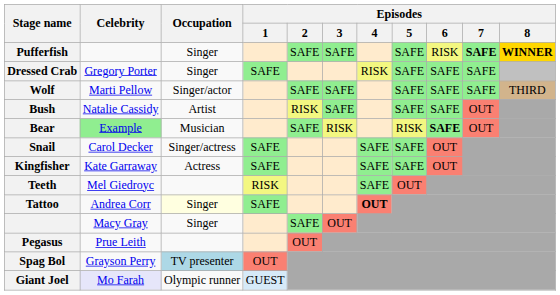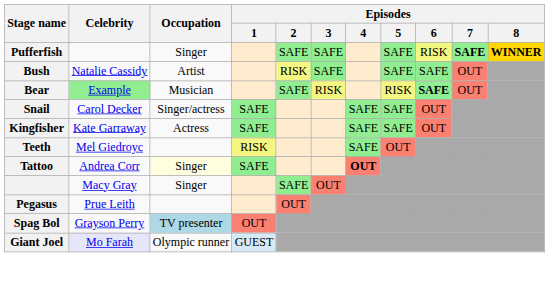- row: (42, 71)
- row: (42, 90)
